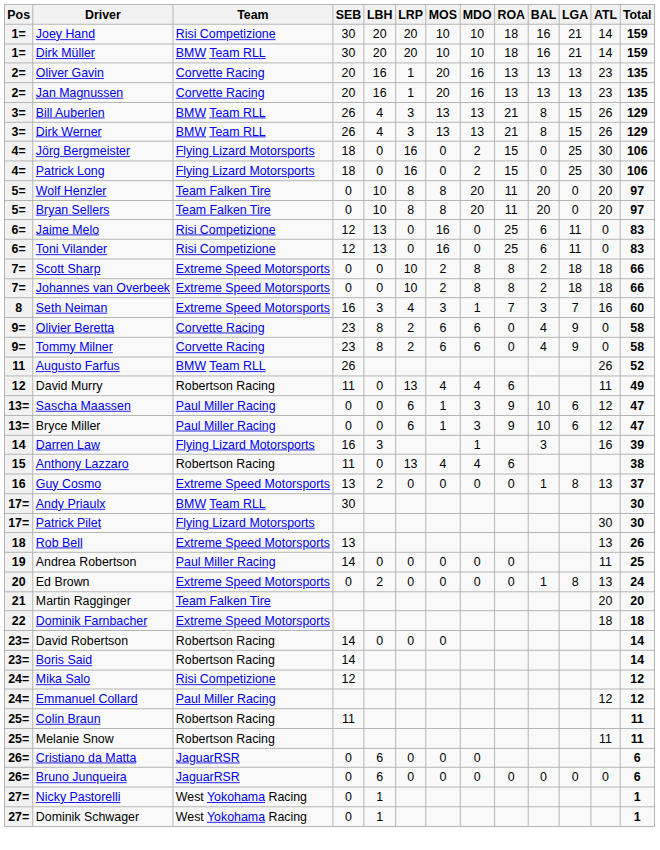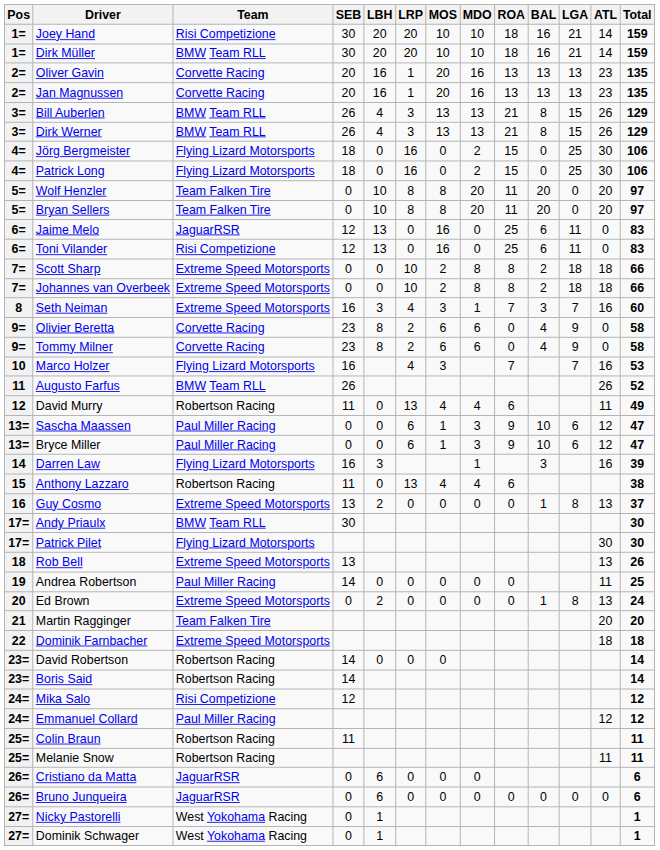(226, 230) Risi Competizione -> (208, 230) JaguarRSR
+ row: (73, 367)
